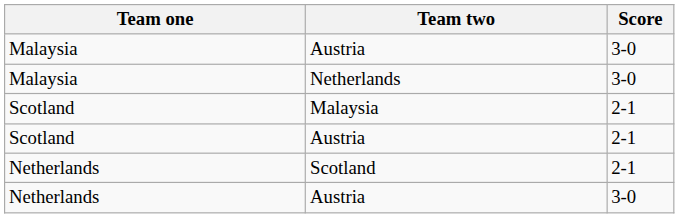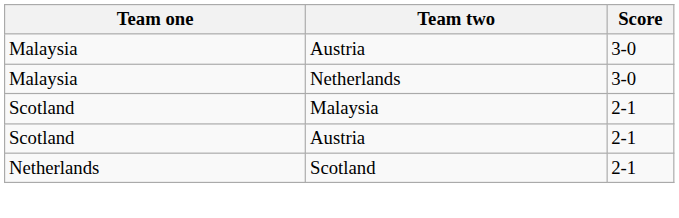- row: (54, 197)
